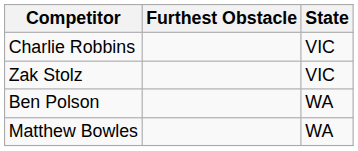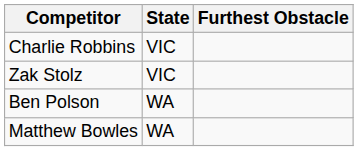columns swapped: (327, 18) <-> (222, 18)
